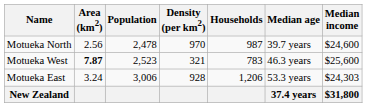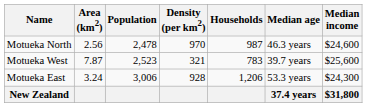(289, 44) 39.7 years -> (289, 44) 46.3 years
(93, 61) bold -> (93, 61) normal
(289, 61) 46.3 years -> (289, 61) 39.7 years
(342, 77) $24,303 -> (342, 77) $24,300
